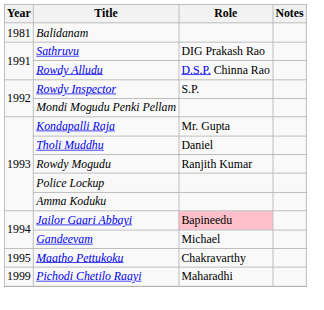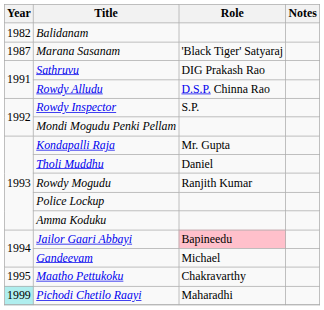(19, 32) 1981 -> (19, 32) 1982
+ row: (78, 51)
(19, 276) no background -> (19, 295) paleturquoise background
